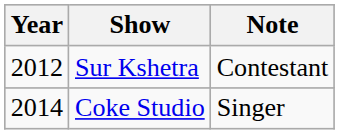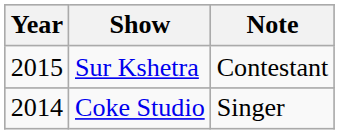(37, 66) 2012 -> (37, 66) 2015
